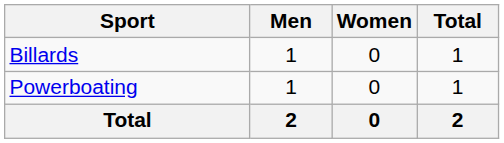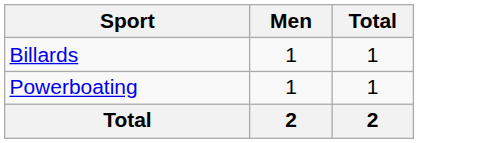- column: (374, 21)
